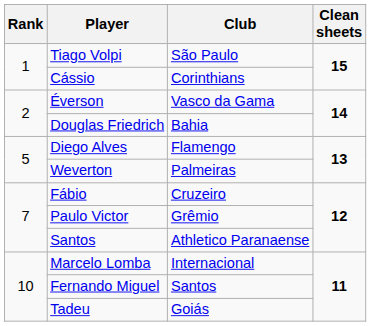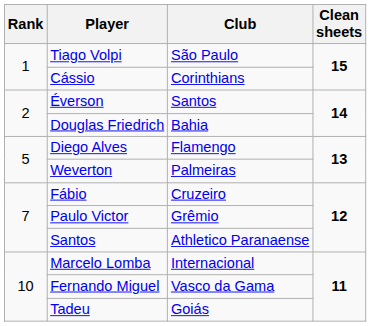(223, 101) Vasco da Gama -> (194, 101) Santos
(194, 286) Santos -> (223, 286) Vasco da Gama
